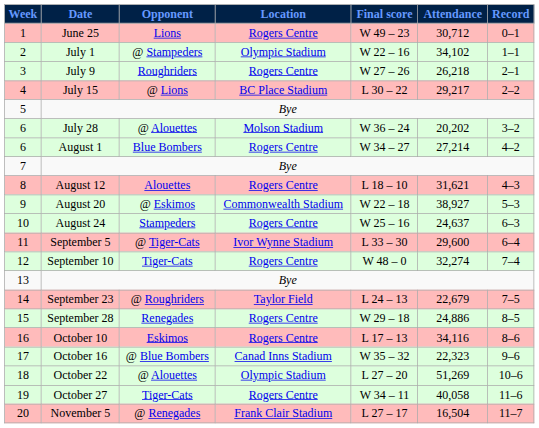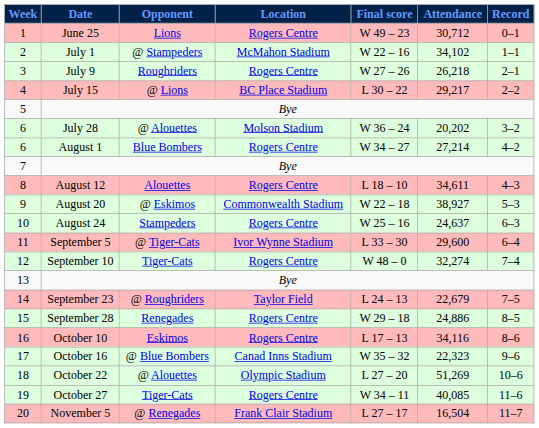(283, 52) Olympic Stadium -> (283, 52) McMahon Stadium
(453, 185) 31,621 -> (453, 185) 34,611
(453, 394) 40,058 -> (453, 394) 40,085
